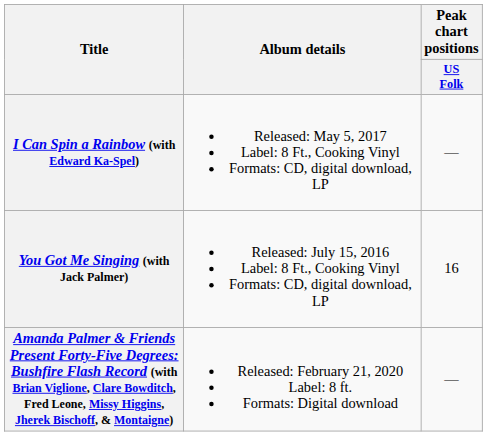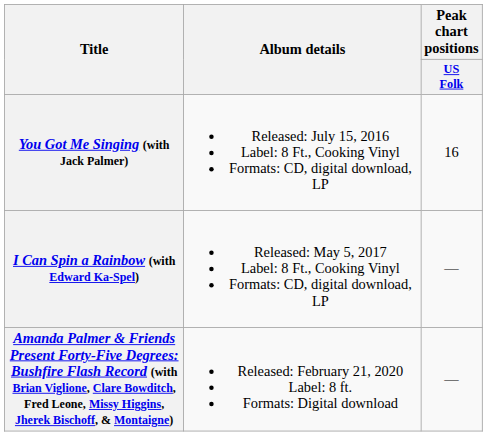rows swapped: (94, 268) <-> (94, 152)
